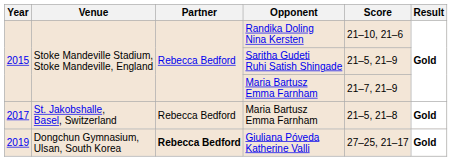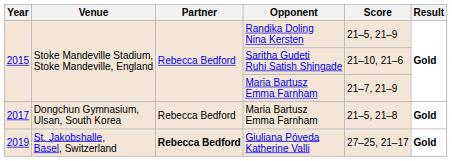(375, 34) 21–10, 21–6 -> (372, 34) 21–5, 21–9
(372, 61) 21–5, 21–9 -> (375, 61) 21–10, 21–6
(75, 116) St. Jakobshalle, Basel, Switzerland -> (86, 116) Dongchun Gymnasium, Ulsan, South Korea
(86, 143) Dongchun Gymnasium, Ulsan, South Korea -> (75, 143) St. Jakobshalle, Basel, Switzerland
